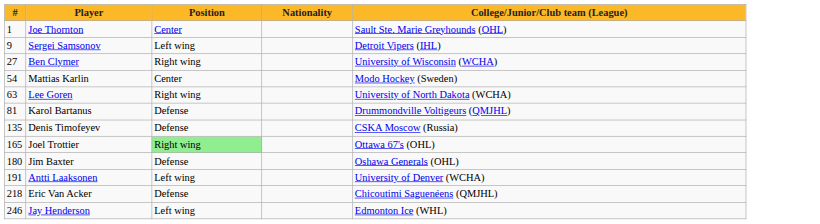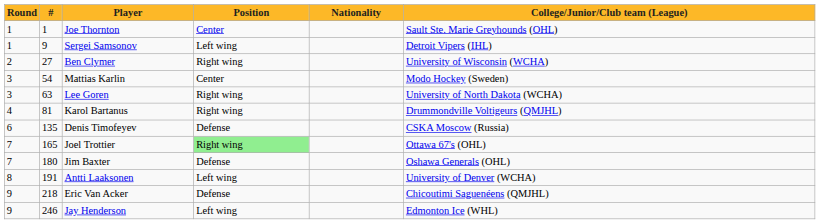+ column: (22, 12)
(171, 111) Defense -> (219, 111) Right wing
